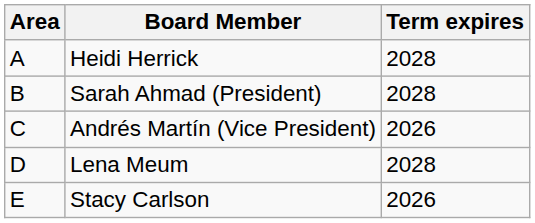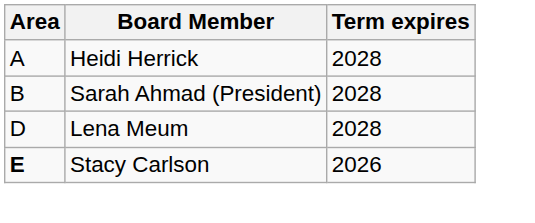- row: (223, 128)
(17, 199) normal -> (17, 164) bold
